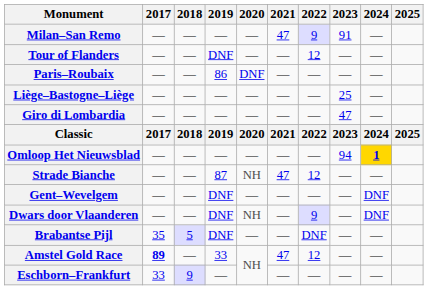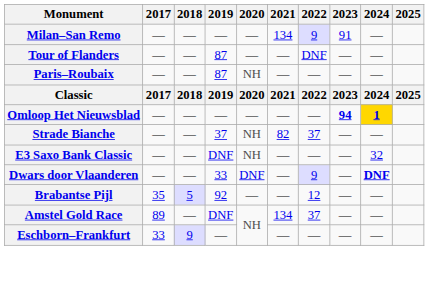(283, 34) 47 -> (283, 34) 134
(221, 54) DNF -> (221, 54) 87
(314, 54) 12 -> (314, 54) DNF
(221, 74) 86 -> (221, 74) 87
(252, 74) DNF -> (252, 74) NH
- row: (74, 94)
- row: (74, 114)
(345, 154) normal -> (345, 114) bold
(221, 174) 87 -> (221, 134) 37
(283, 174) 47 -> (283, 134) 82
(314, 174) 12 -> (314, 134) 37
+ row: (74, 154)
- row: (74, 194)
(221, 214) DNF -> (221, 174) 33
(252, 214) NH -> (252, 174) DNF
(376, 214) normal -> (377, 174) bold
(221, 235) DNF -> (221, 194) 92
(314, 235) DNF -> (314, 194) 12
(159, 255) bold -> (159, 214) normal
(221, 255) 33 -> (221, 214) DNF
(283, 255) 47 -> (283, 214) 134
(314, 255) 12 -> (314, 214) 37
